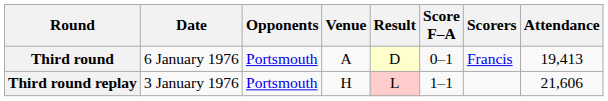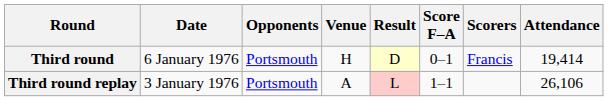(346, 58) A -> (346, 58) H
(562, 58) 19,413 -> (562, 58) 19,414
(346, 83) H -> (346, 83) A
(562, 83) 21,606 -> (562, 83) 26,106
